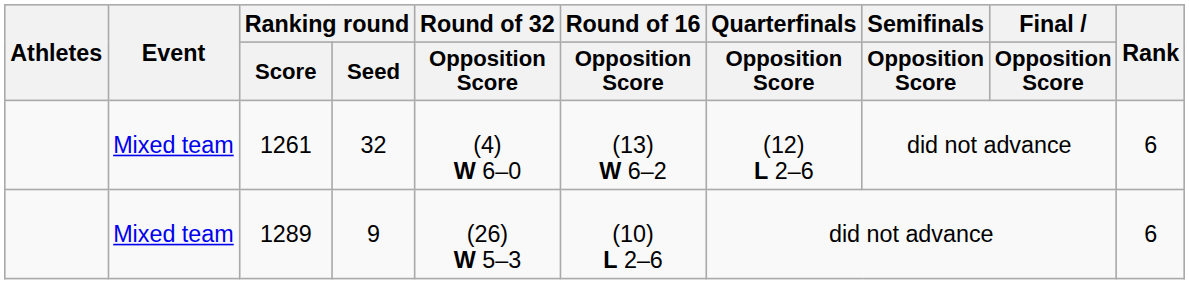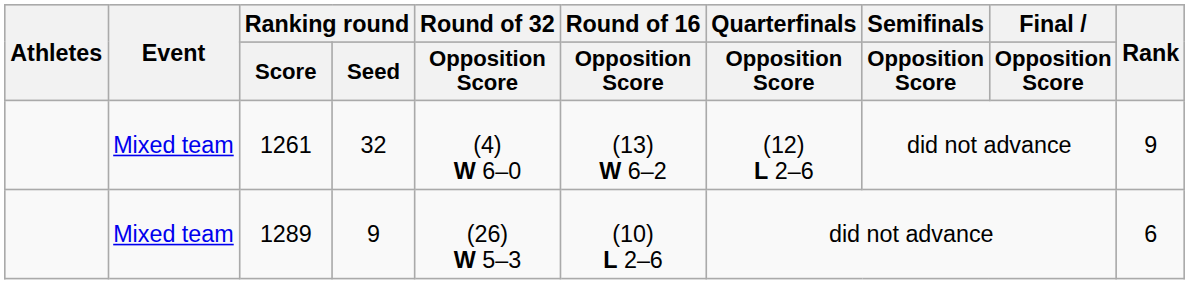(1151, 145) 6 -> (1151, 145) 9
